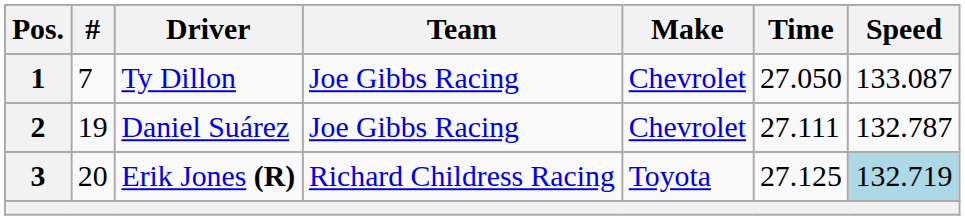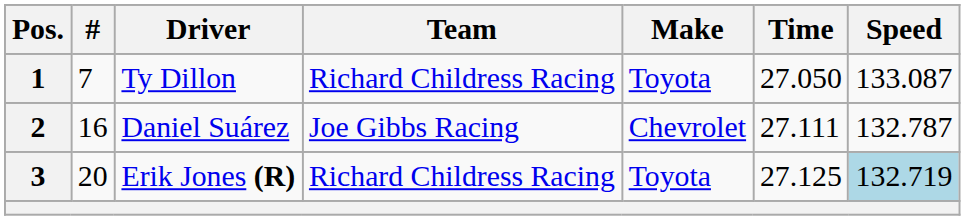(414, 78) Joe Gibbs Racing -> (462, 78) Richard Childress Racing
(687, 78) Chevrolet -> (670, 78) Toyota
(93, 127) 19 -> (93, 127) 16
